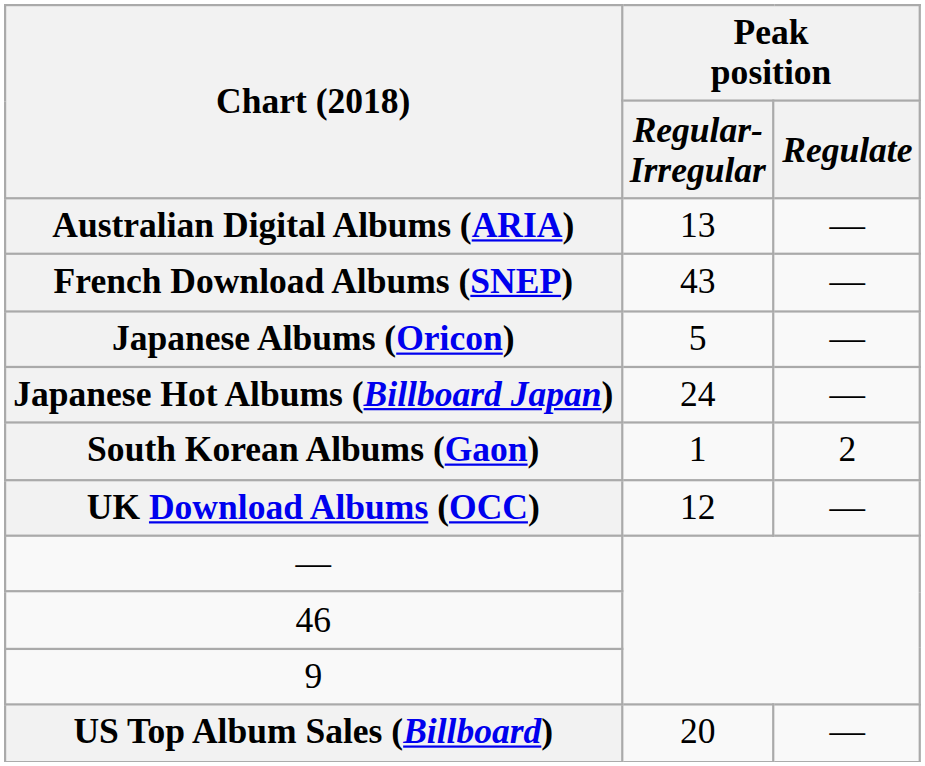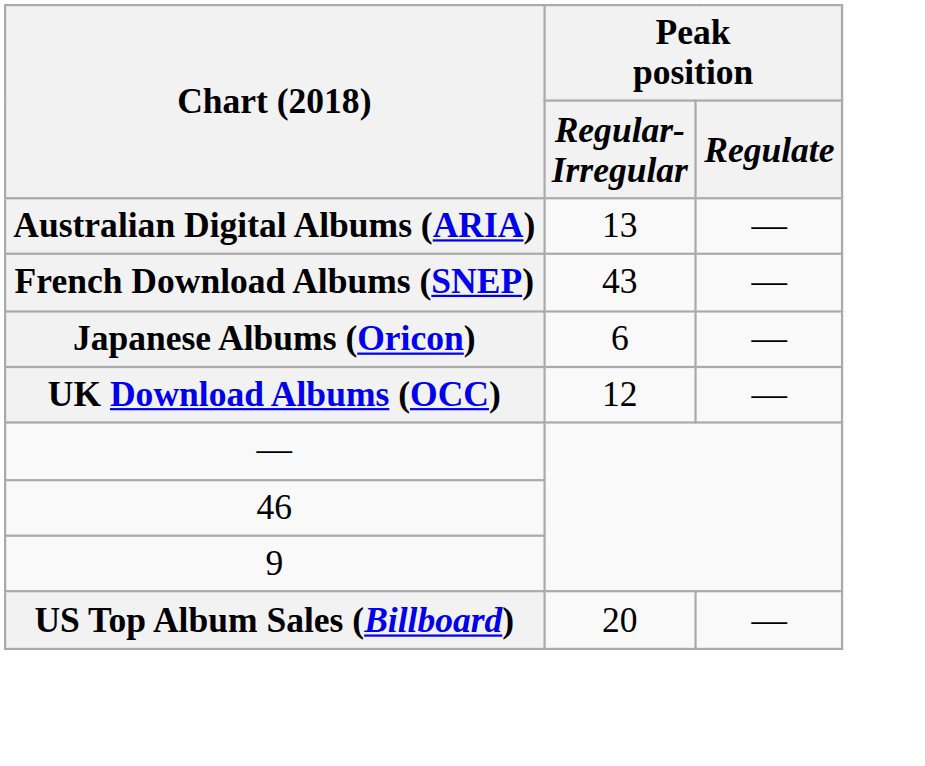(698, 337) 5 -> (620, 337) 6
- row: (313, 394)
- row: (313, 450)
